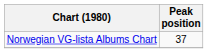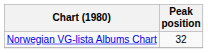(181, 39) 37 -> (181, 39) 32
